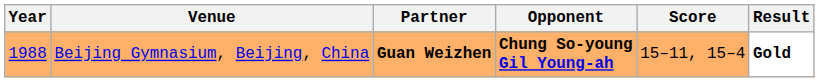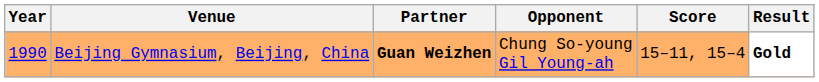(28, 54) 1988 -> (28, 54) 1990
(566, 54) bold -> (566, 54) normal
